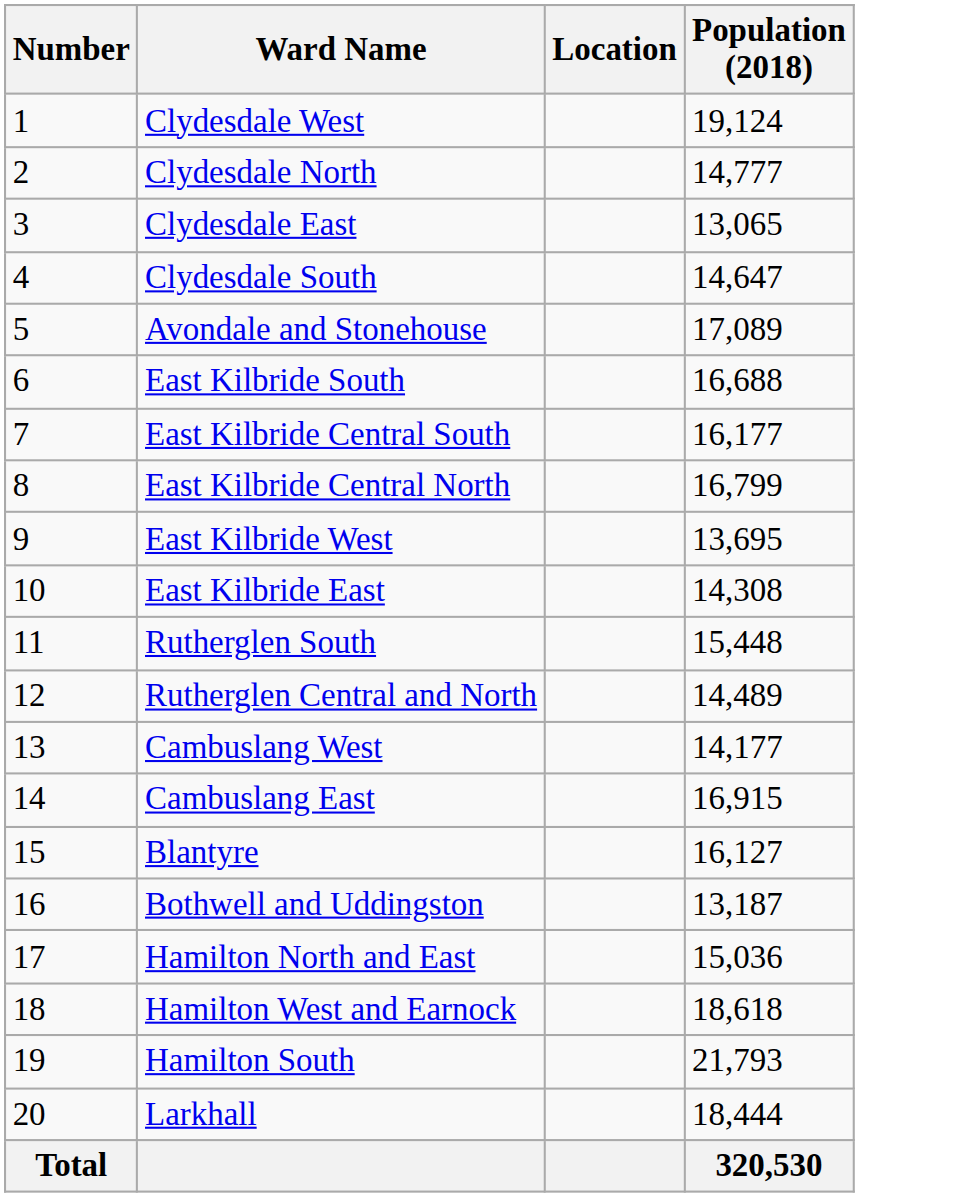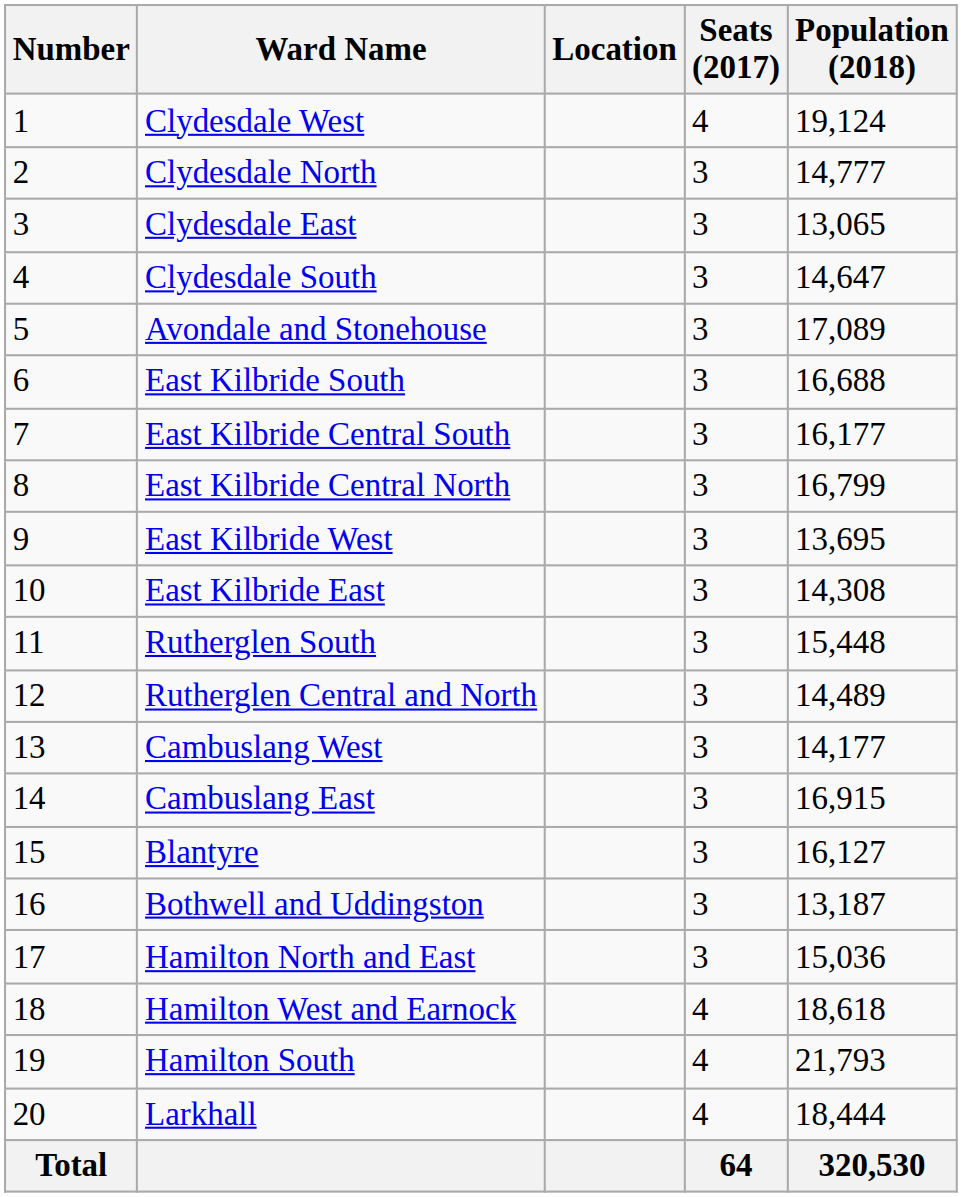+ column: (736, 49)
